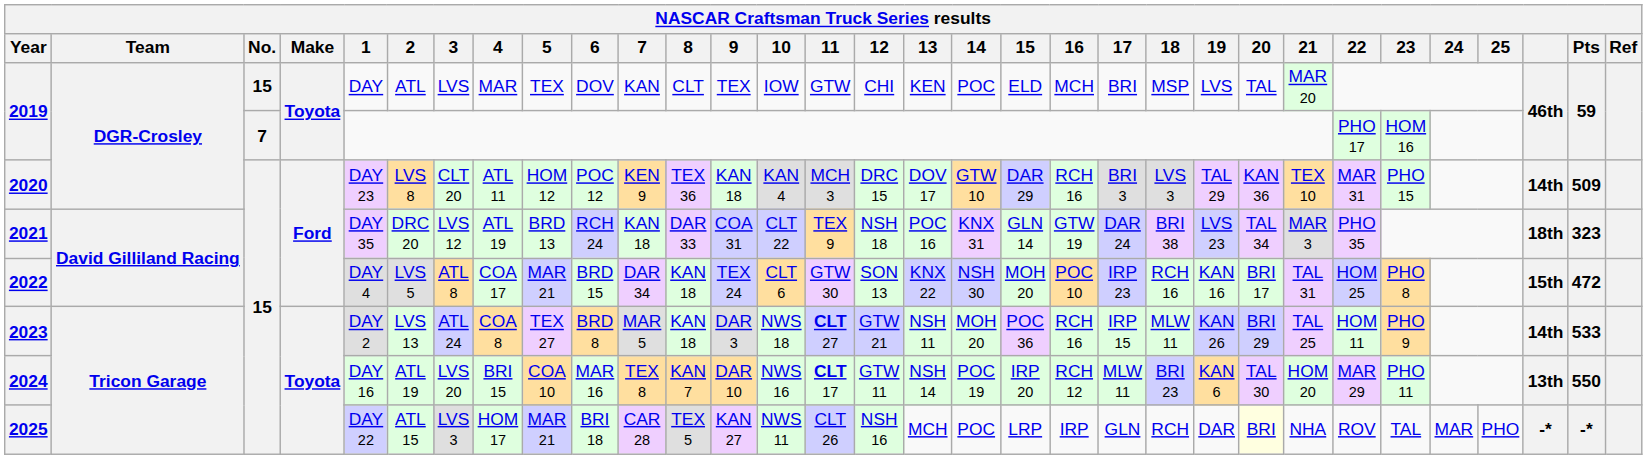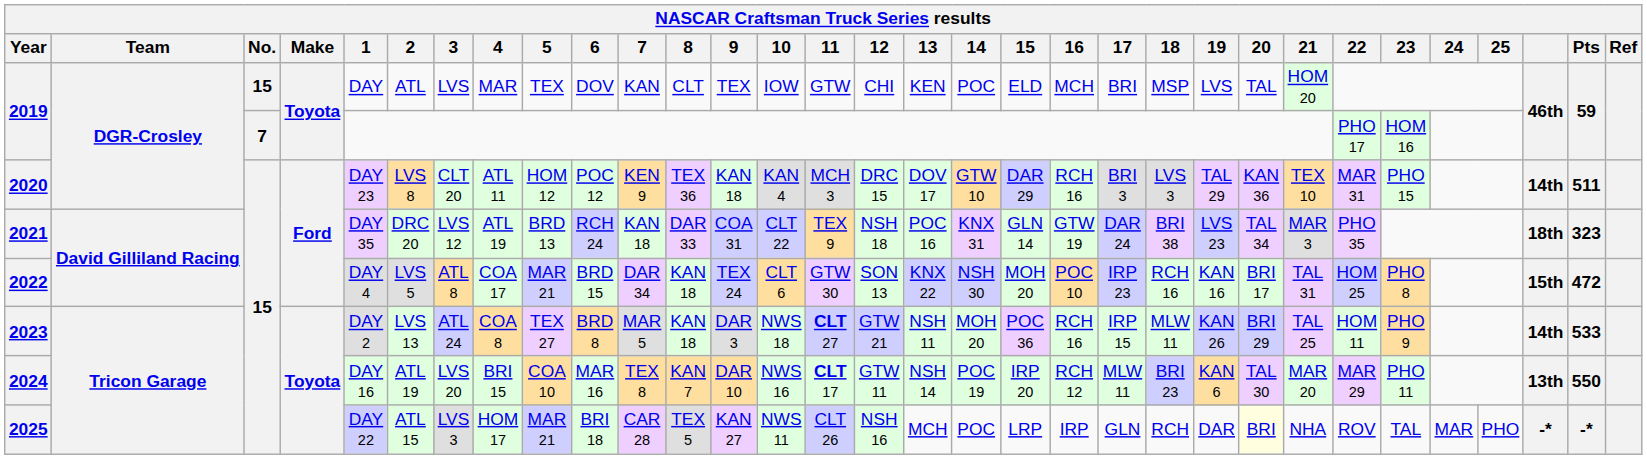(1308, 86) MAR 20 -> (1308, 86) HOM 20
(1586, 185) 509 -> (1586, 185) 511
(1308, 380) HOM 20 -> (1308, 380) MAR 20
